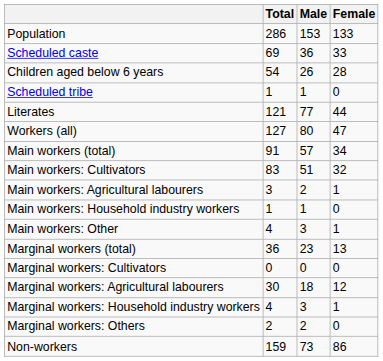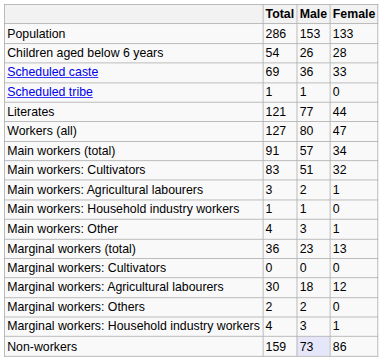rows swapped: (85, 72) <-> (53, 53)
rows swapped: (134, 307) <-> (76, 326)
(307, 346) no background -> (307, 346) lavender background
